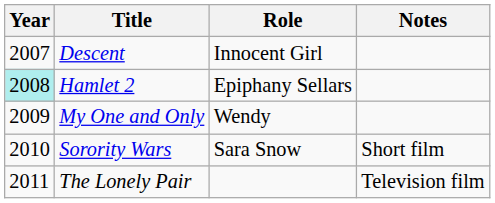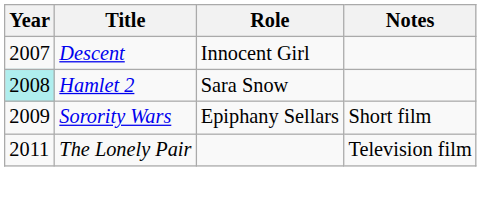(283, 85) Epiphany Sellars -> (245, 85) Sara Snow
- row: (132, 117)
(30, 149) 2010 -> (30, 117) 2009
(257, 149) Sara Snow -> (270, 117) Epiphany Sellars
